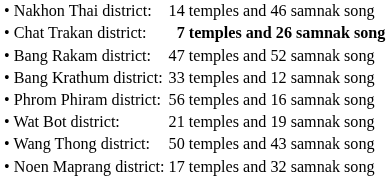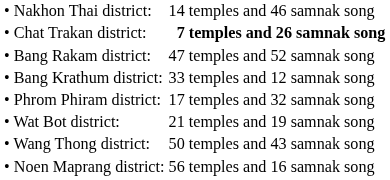(272, 99) 56 temples and 16 samnak song -> (272, 99) 17 temples and 32 samnak song
(272, 166) 17 temples and 32 samnak song -> (272, 166) 56 temples and 16 samnak song
